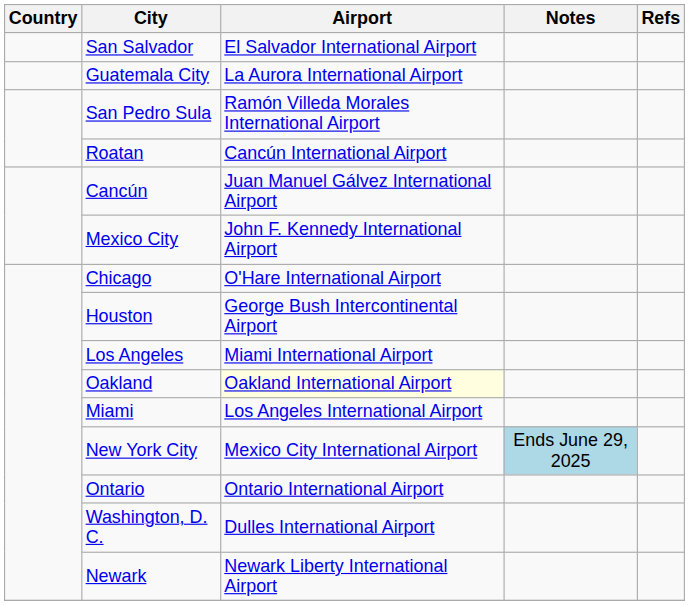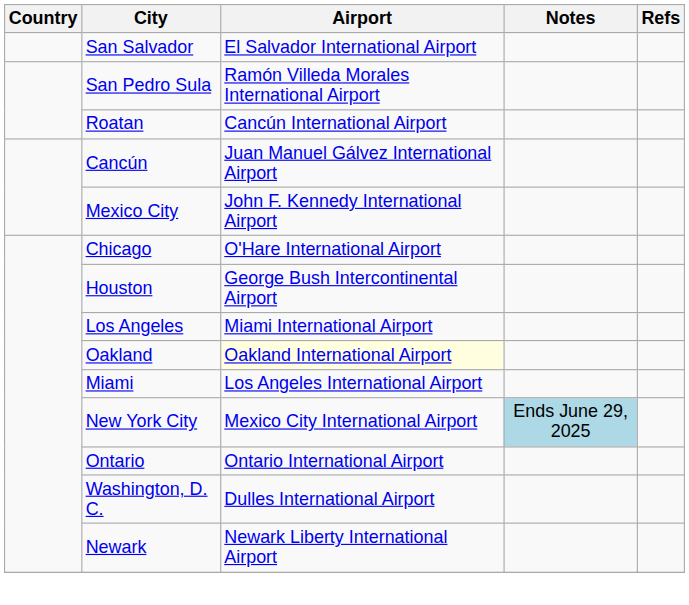- row: (147, 75)
